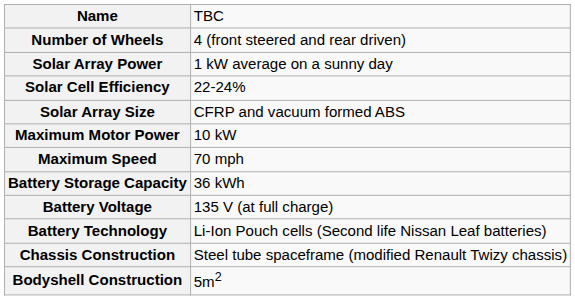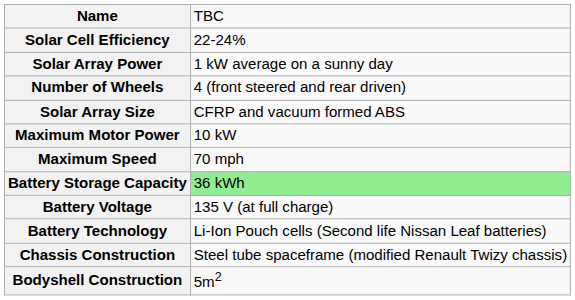rows swapped: (97, 40) <-> (97, 87)
(219, 183) no background -> (219, 183) lightgreen background
